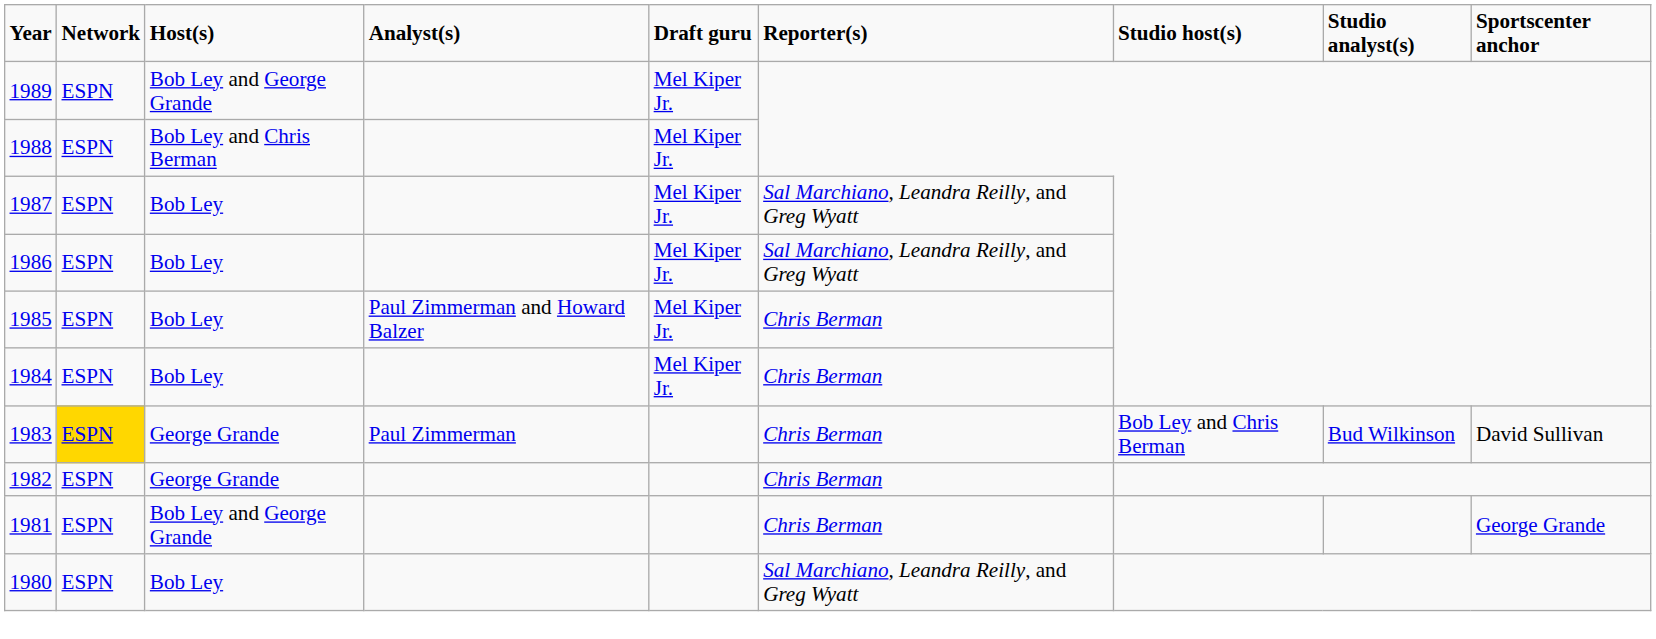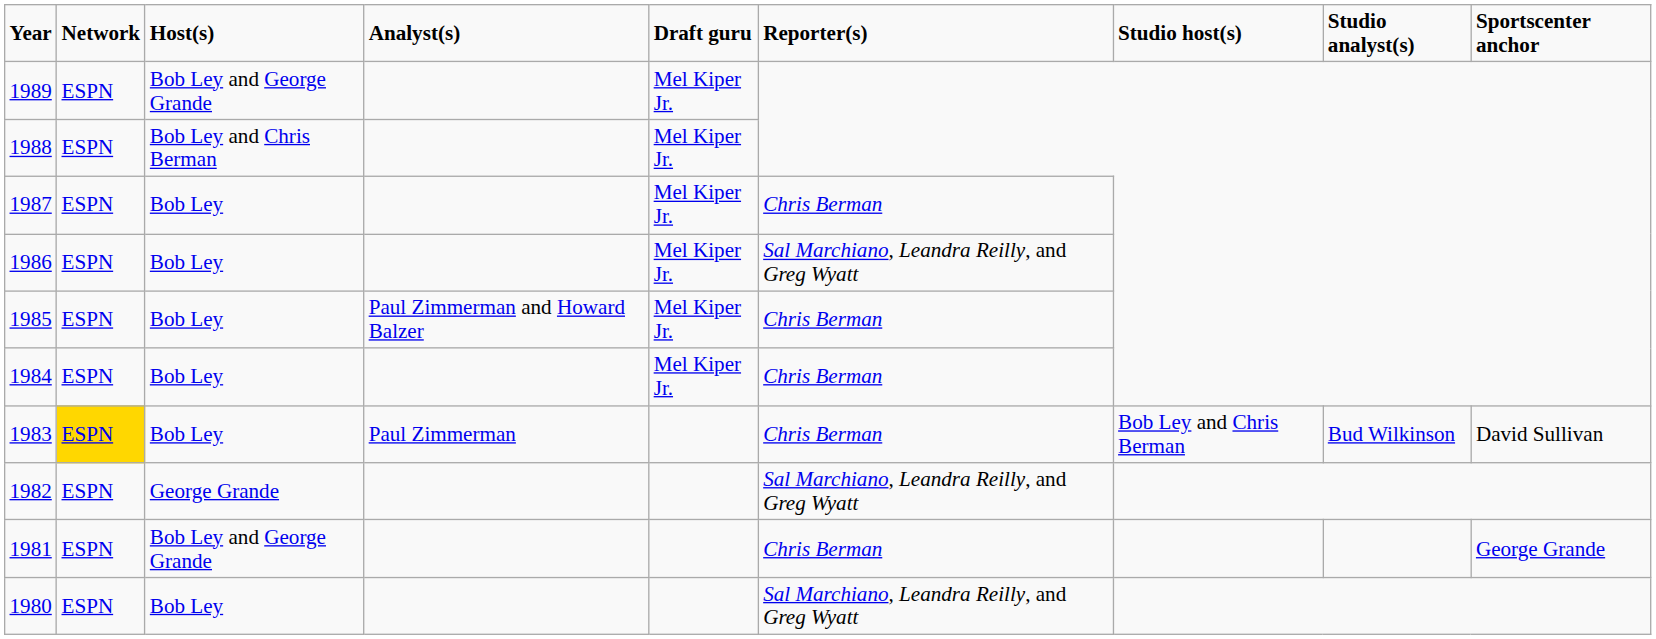(915, 204) Sal Marchiano, Leandra Reilly, and Greg Wyatt -> (823, 204) Chris Berman
(214, 433) George Grande -> (187, 433) Bob Ley
(823, 479) Chris Berman -> (915, 491) Sal Marchiano, Leandra Reilly, and Greg Wyatt
